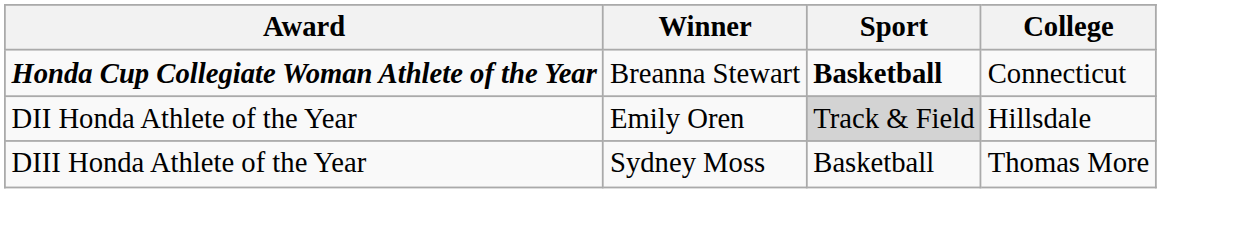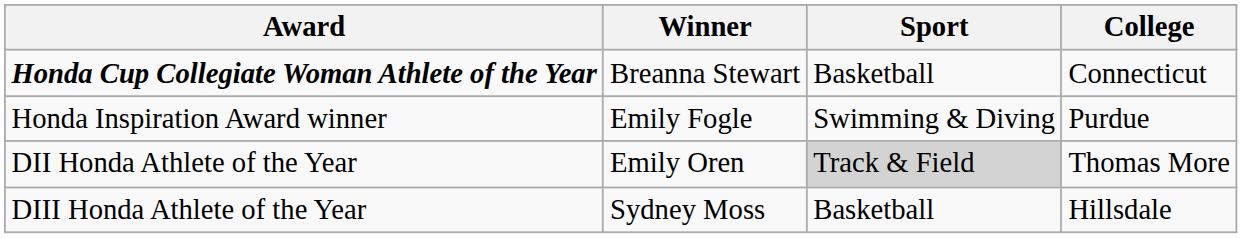(878, 72) bold -> (874, 72) normal
+ row: (199, 118)
(1039, 118) Hillsdale -> (1149, 163) Thomas More
(1068, 163) Thomas More -> (1120, 208) Hillsdale
